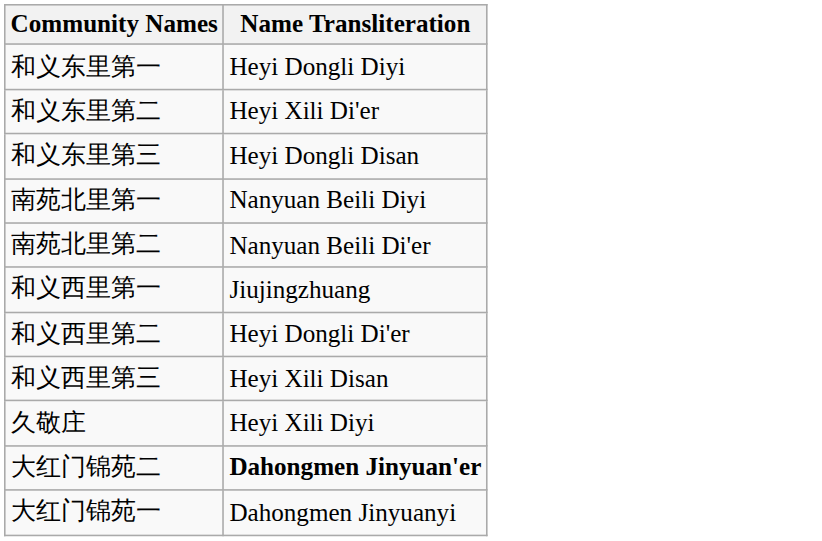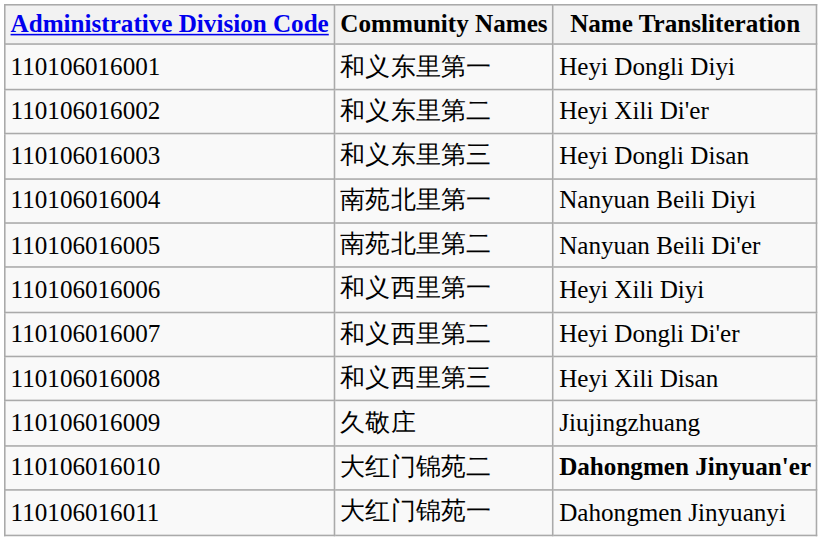+ column: (170, 24)
(300, 289) Jiujingzhuang -> (632, 289) Heyi Xili Diyi
(302, 423) Heyi Xili Diyi -> (630, 423) Jiujingzhuang
